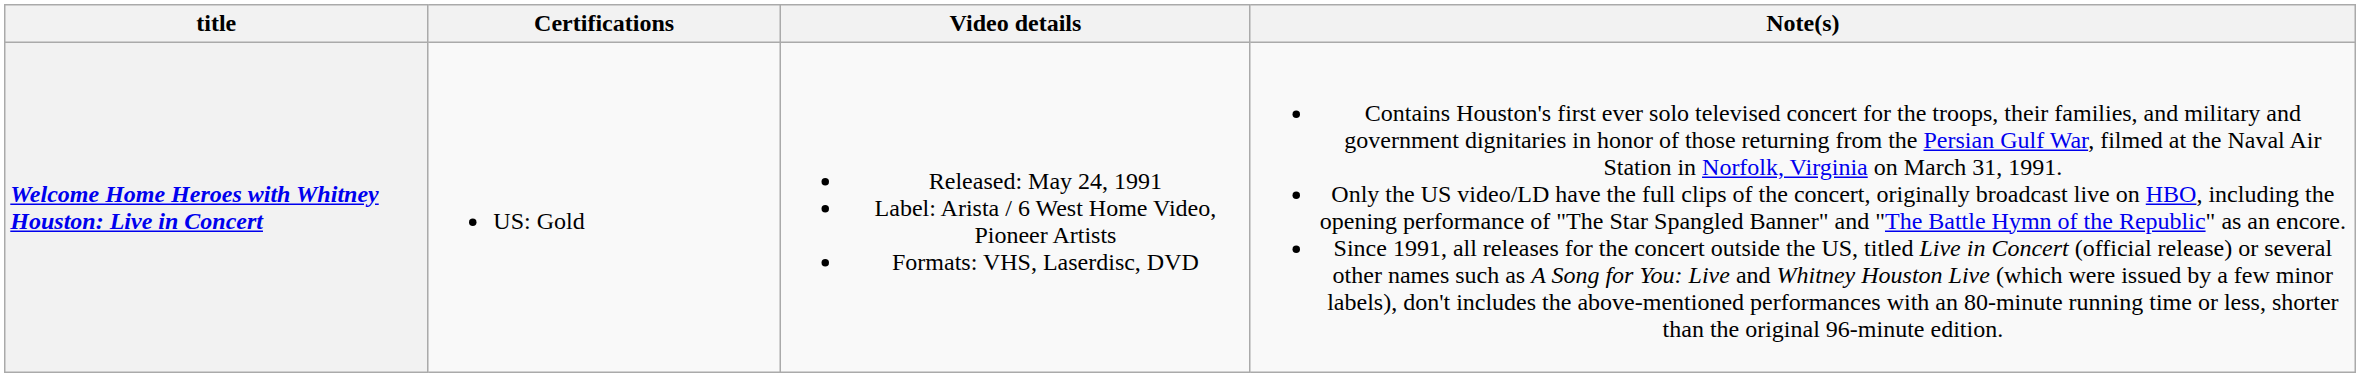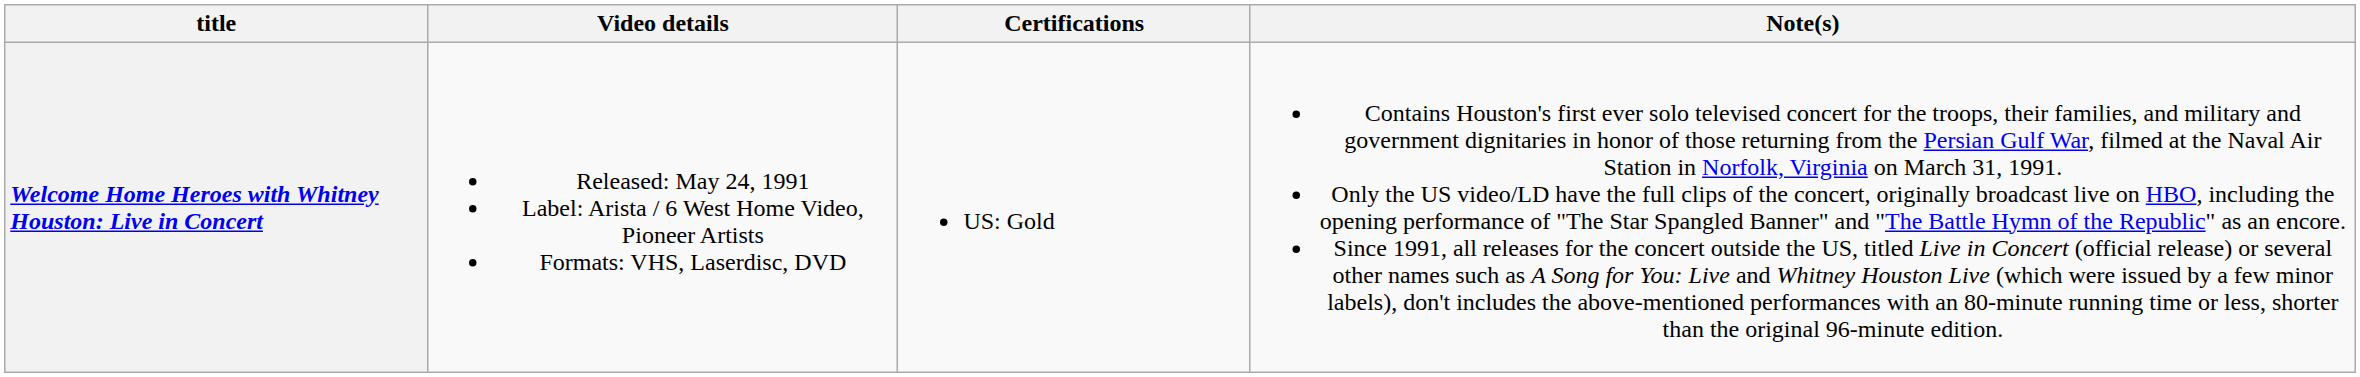columns swapped: (1015, 23) <-> (604, 23)
